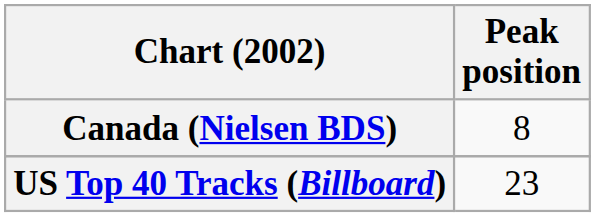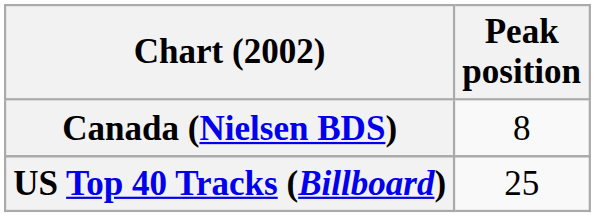(522, 182) 23 -> (522, 182) 25
